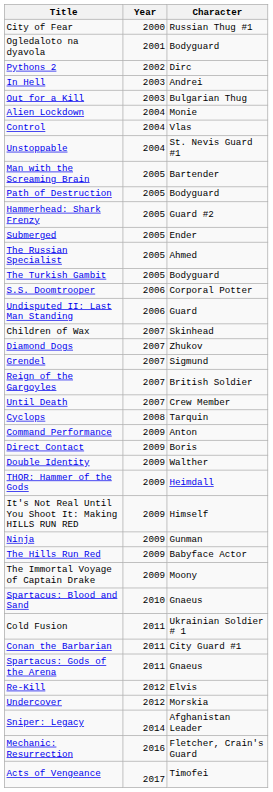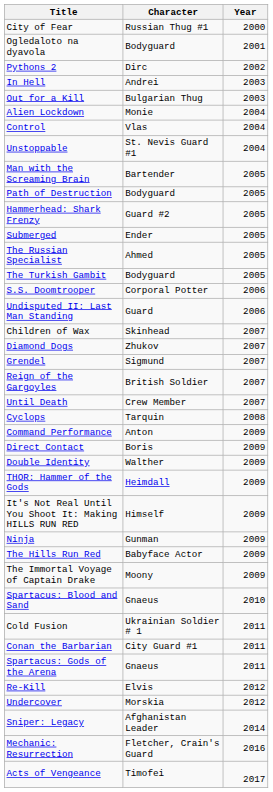columns swapped: (217, 12) <-> (145, 12)
